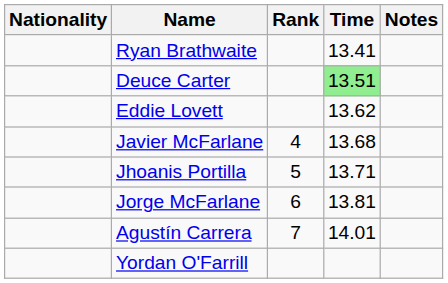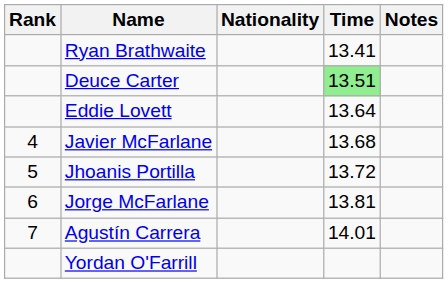columns swapped: (296, 19) <-> (58, 19)
(352, 111) 13.62 -> (352, 111) 13.64
(352, 171) 13.71 -> (352, 171) 13.72
